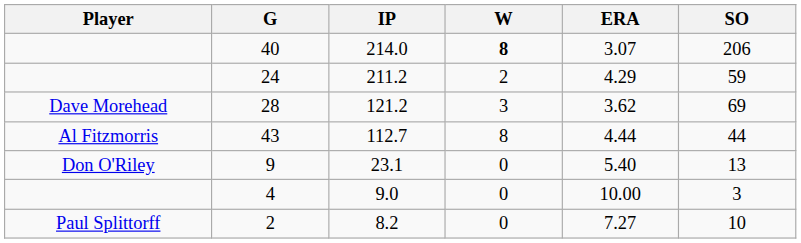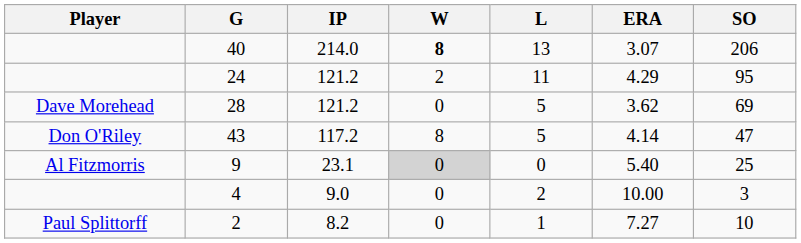+ column: (541, 19)
(387, 77) 211.2 -> (338, 77) 121.2
(737, 77) 59 -> (744, 77) 95
(504, 106) 3 -> (439, 106) 0
(108, 135) Al Fitzmorris -> (95, 135) Don O'Riley
(387, 135) 112.7 -> (338, 135) 117.2
(620, 135) 4.44 -> (643, 135) 4.14
(737, 135) 44 -> (744, 135) 47
(108, 164) Don O'Riley -> (95, 164) Al Fitzmorris
(504, 164) no background -> (439, 164) lightgrey background
(737, 164) 13 -> (744, 164) 25
